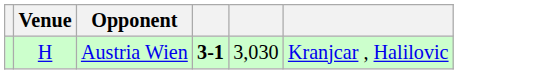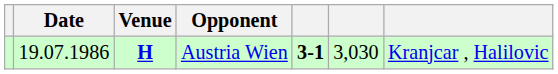+ column: (64, 20)
(45, 52) normal -> (145, 52) bold
